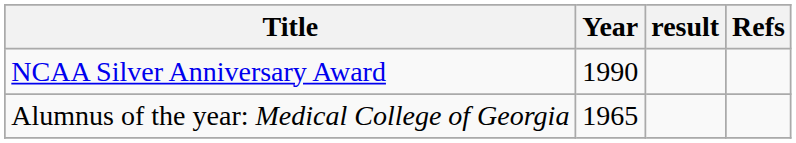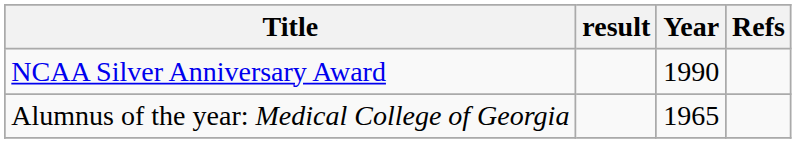columns swapped: (610, 26) <-> (685, 26)
